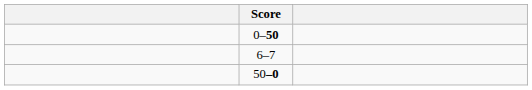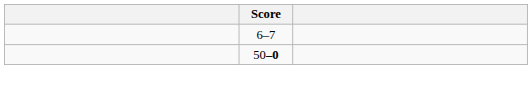- row: (266, 34)
